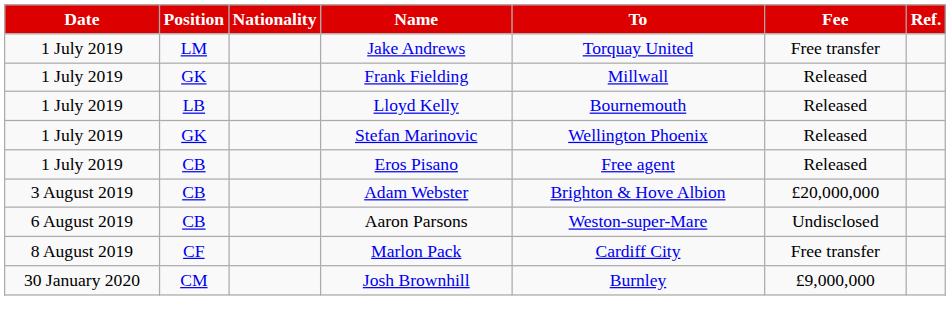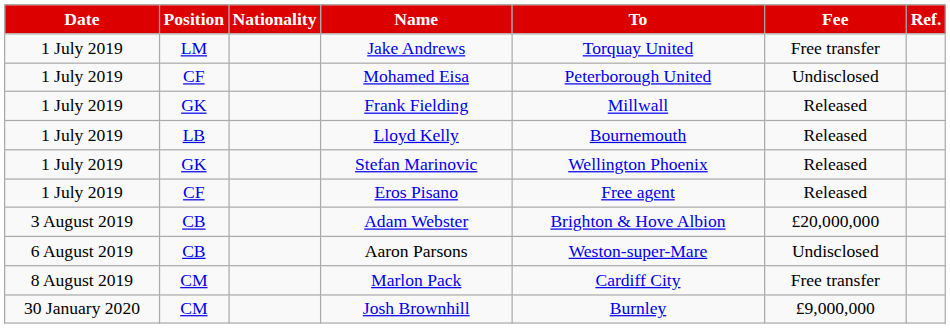+ row: (416, 77)
(194, 164) CB -> (194, 193) CF
(194, 251) CF -> (194, 280) CM
